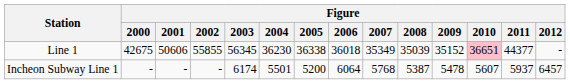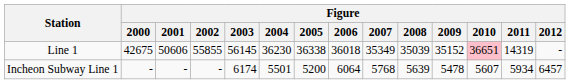(242, 50) 56345 -> (242, 50) 56145
(519, 50) 44377 -> (519, 50) 14319
(418, 69) 5387 -> (418, 69) 5639
(522, 69) 5937 -> (522, 69) 5934
